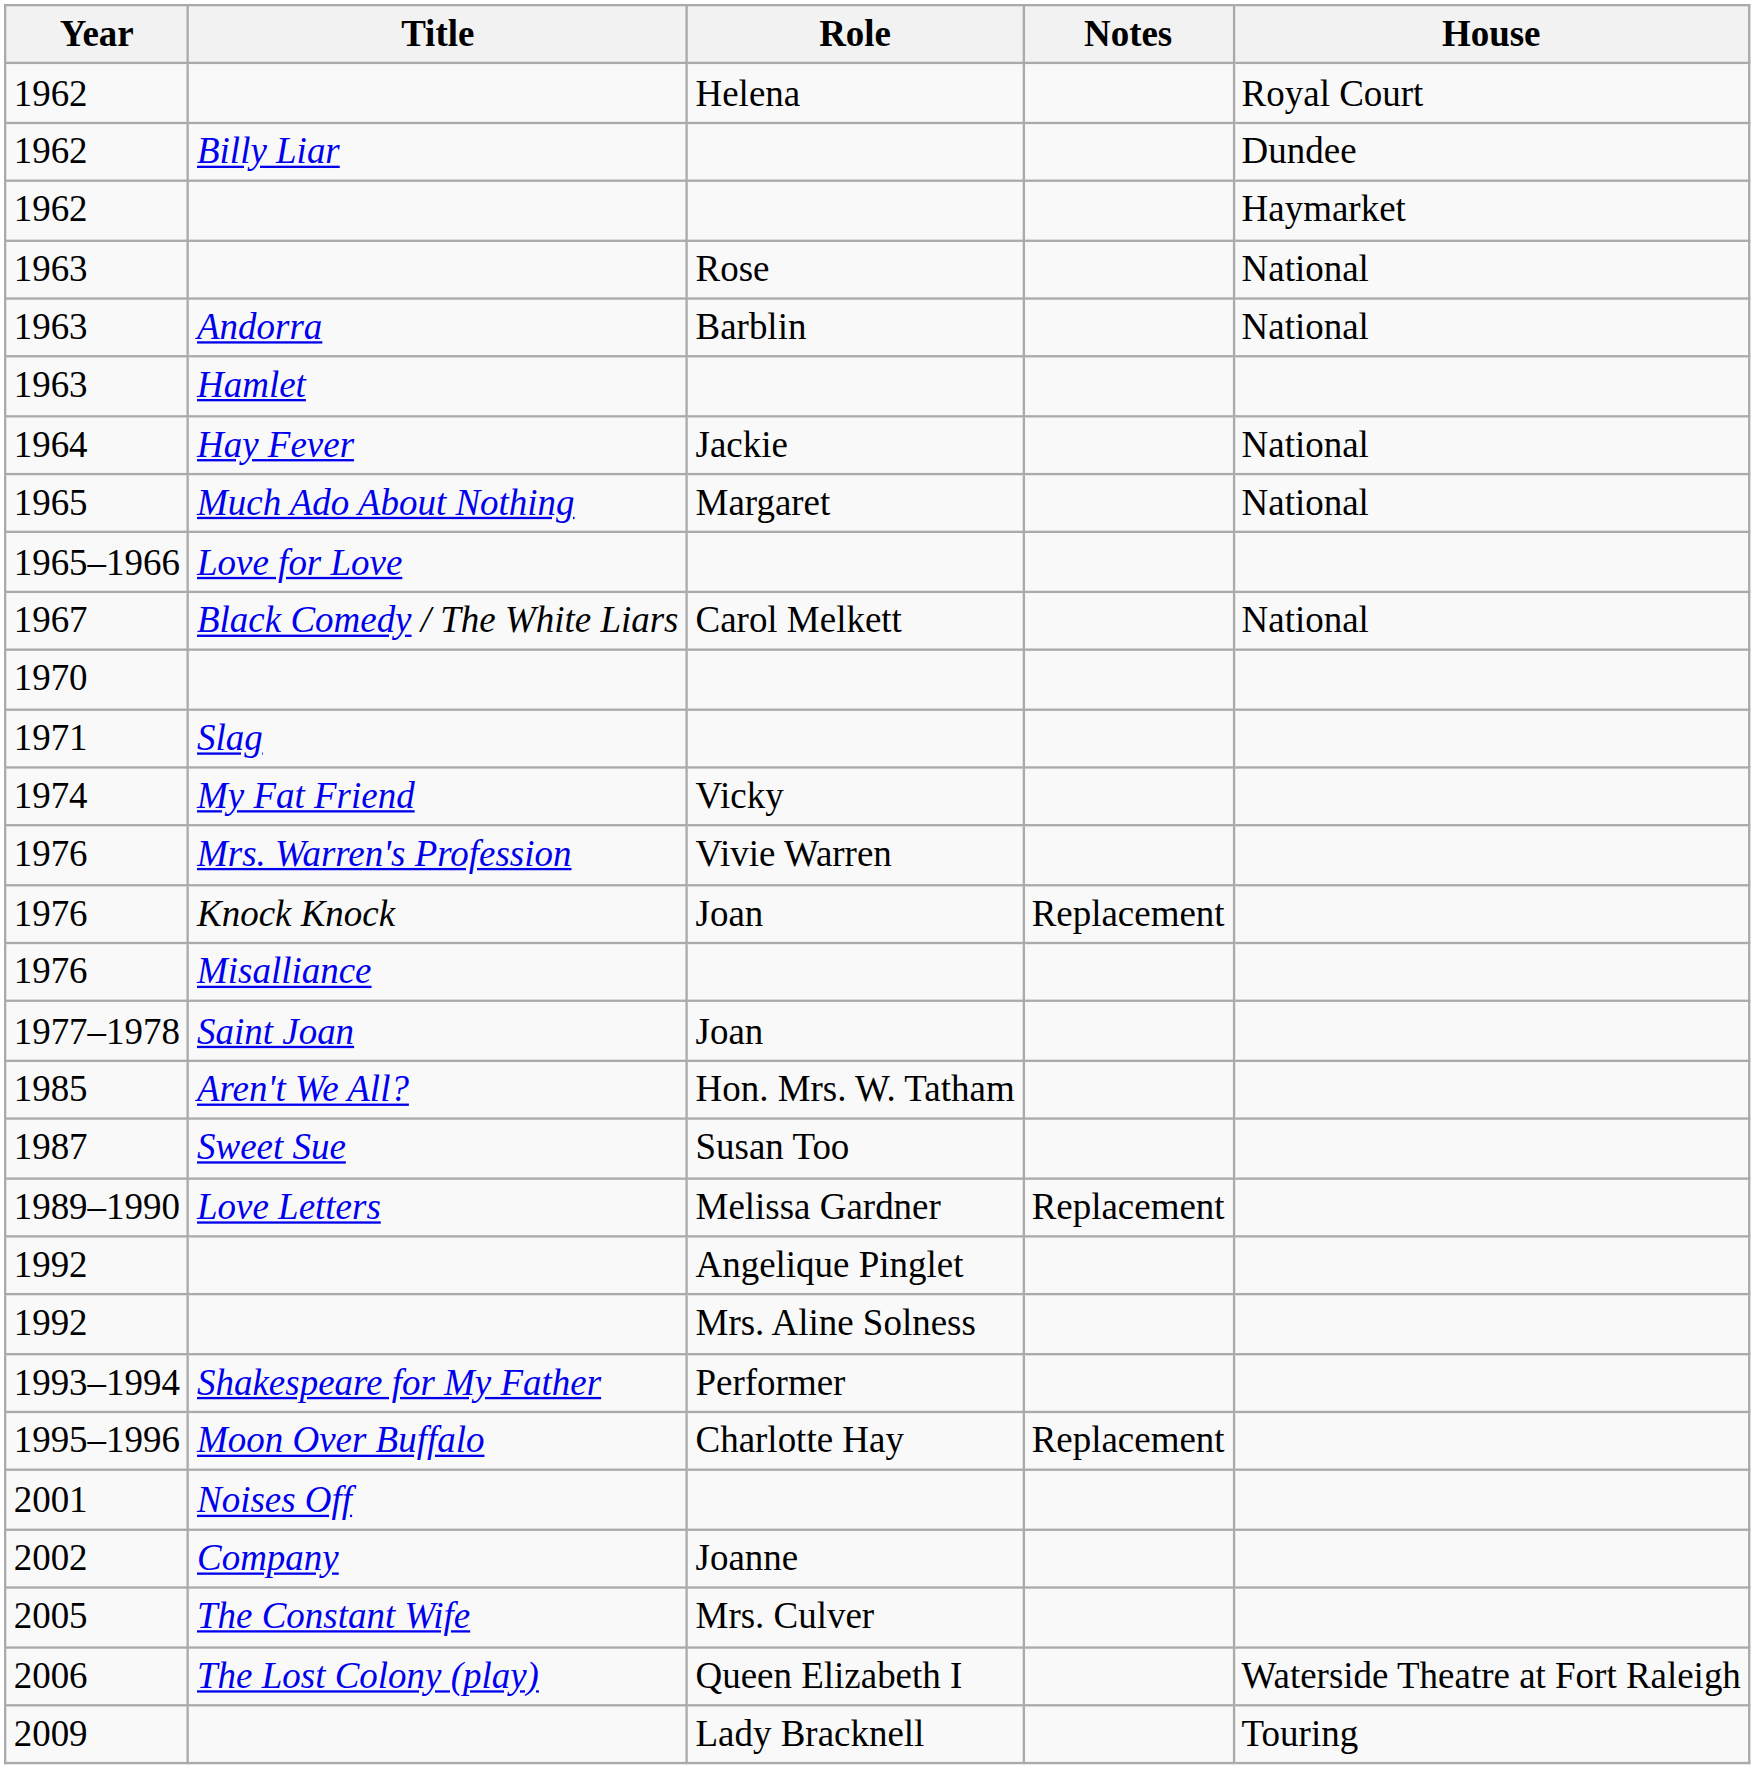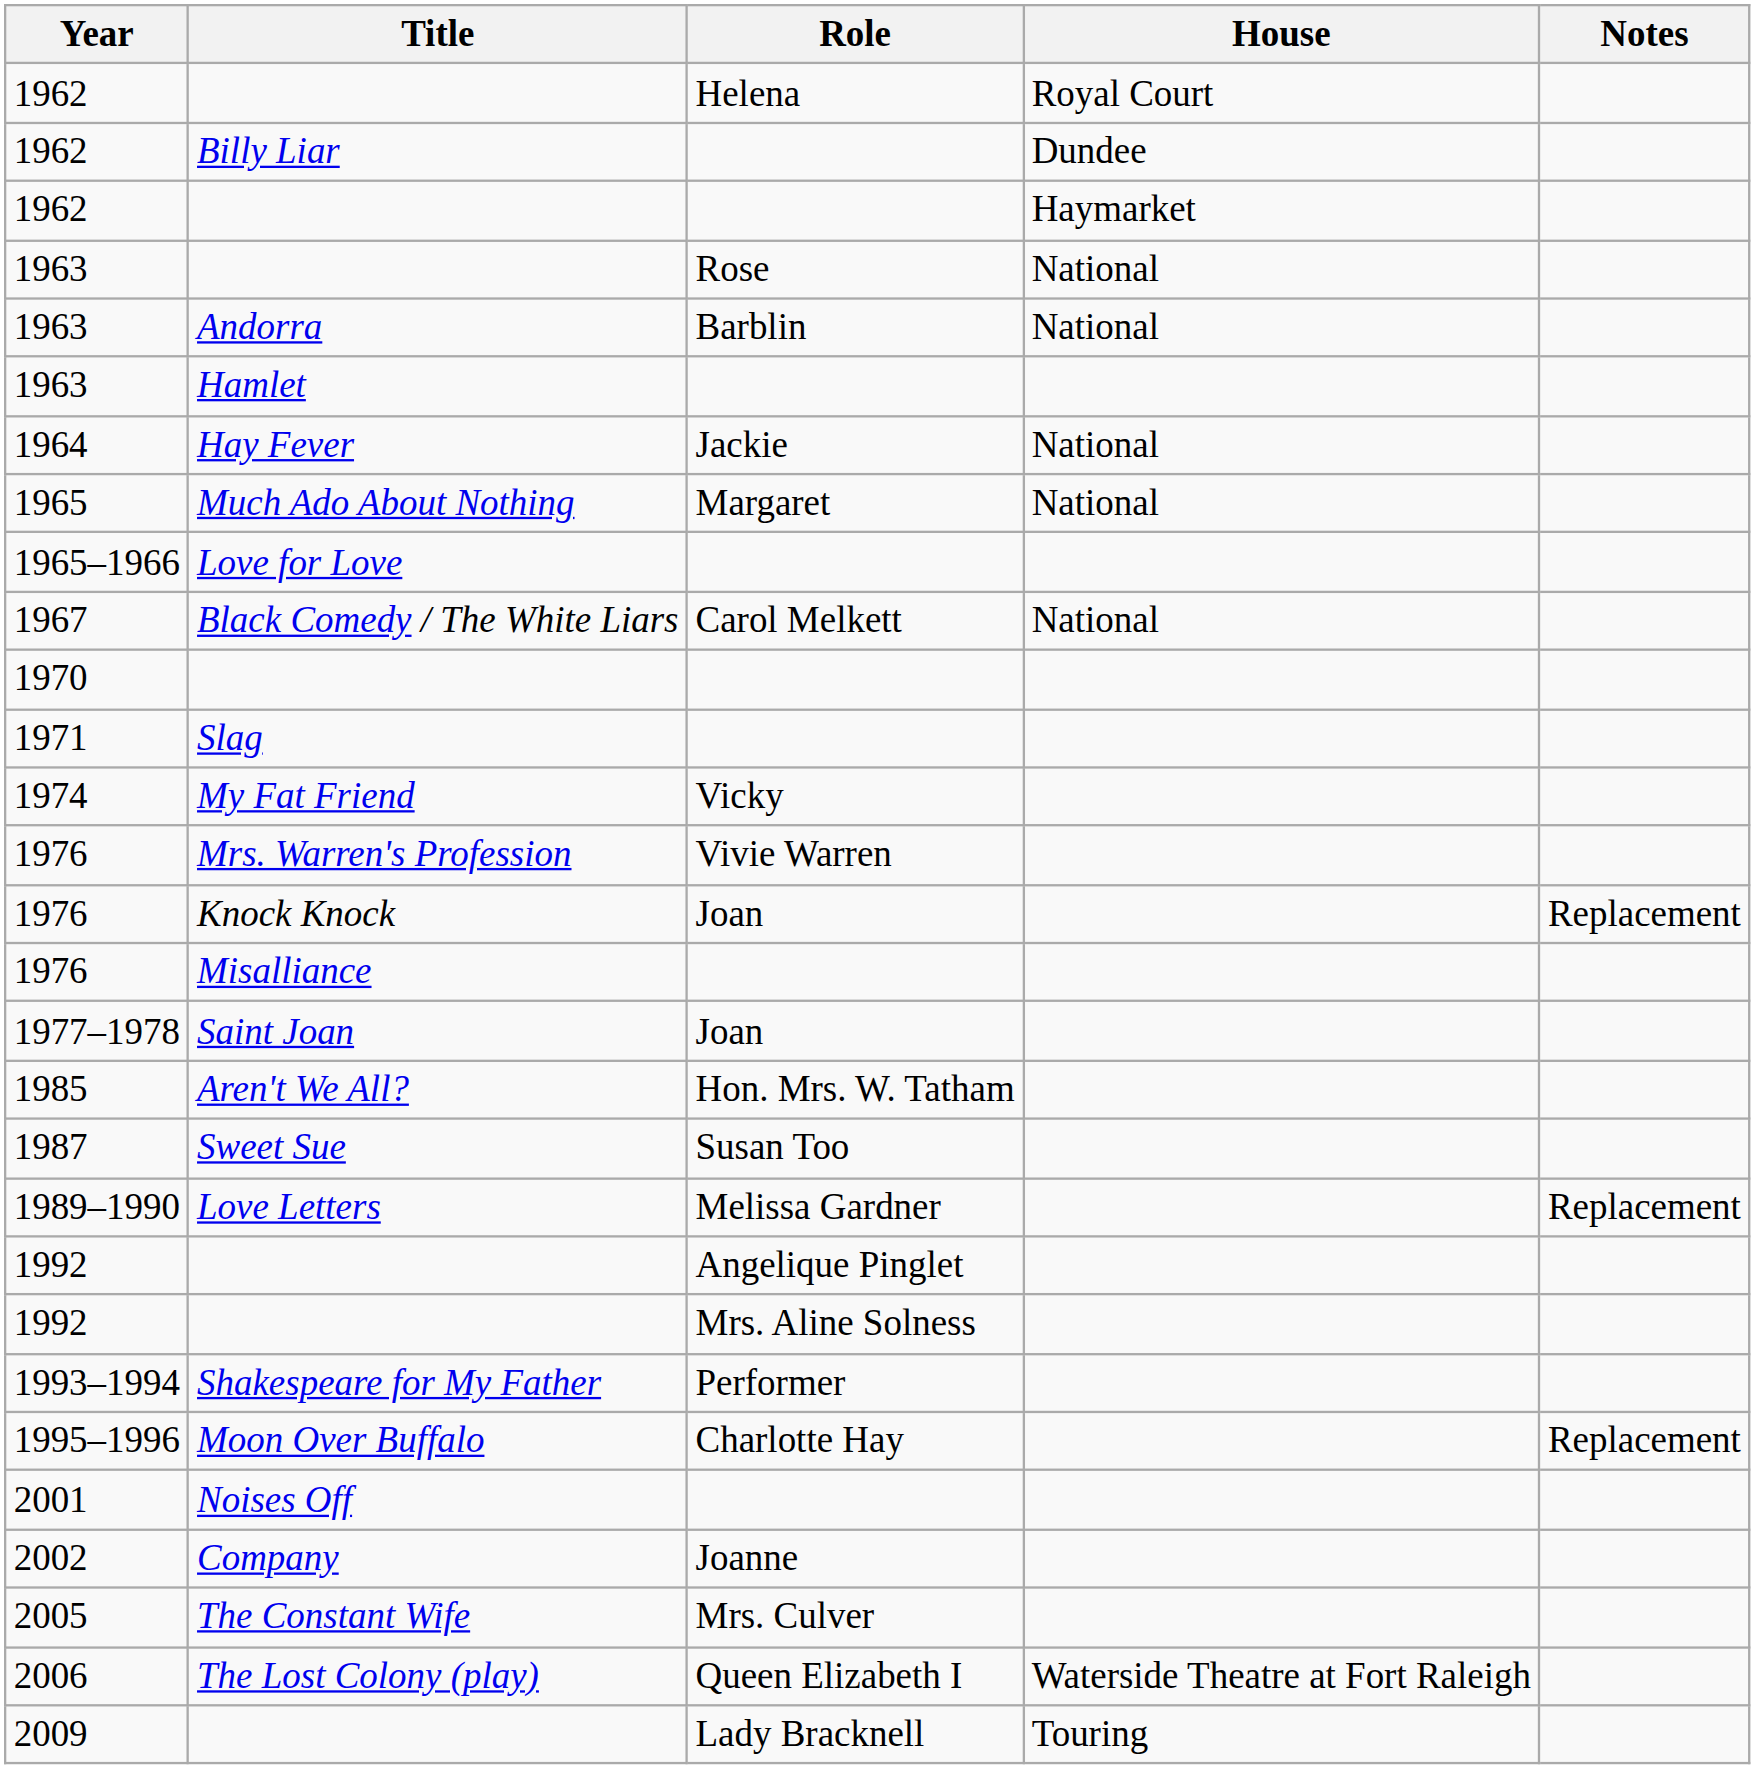columns swapped: (1491, 33) <-> (1128, 33)
